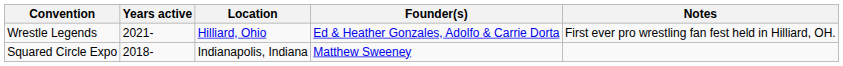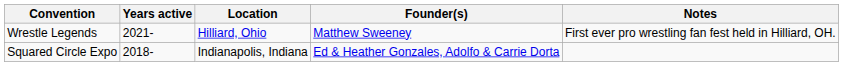(436, 33) Ed & Heather Gonzales, Adolfo & Carrie Dorta -> (362, 33) Matthew Sweeney
(362, 52) Matthew Sweeney -> (436, 52) Ed & Heather Gonzales, Adolfo & Carrie Dorta
